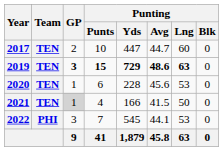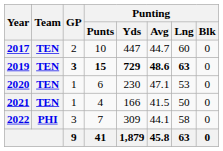(132, 84) 228 -> (132, 84) 230
(159, 84) 45.6 -> (159, 84) 47.1
(74, 102) lightgrey background -> (74, 102) no background
(132, 119) 545 -> (132, 119) 309
(184, 119) 53 -> (184, 119) 58
